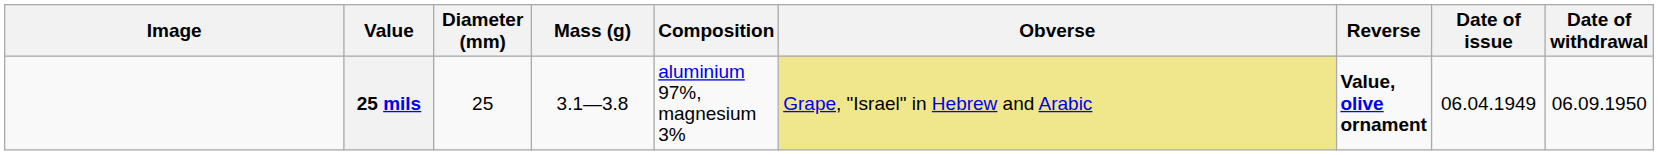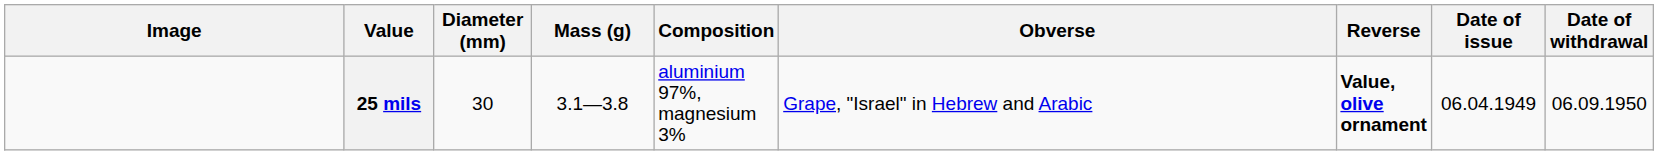(483, 103) 25 -> (483, 103) 30
(938, 103) khaki background -> (938, 103) no background
